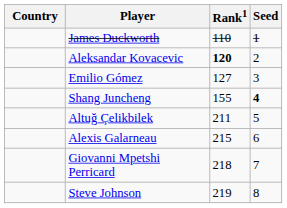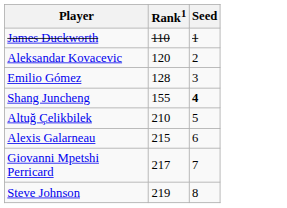- column: (35, 16)
(222, 58) bold -> (161, 58) normal
(222, 78) 127 -> (161, 78) 128
(222, 118) 211 -> (161, 118) 210
(222, 165) 218 -> (161, 165) 217
